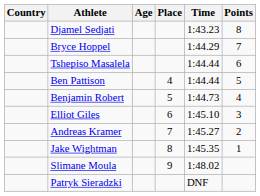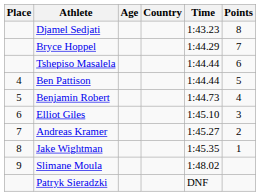columns swapped: (170, 13) <-> (26, 13)
